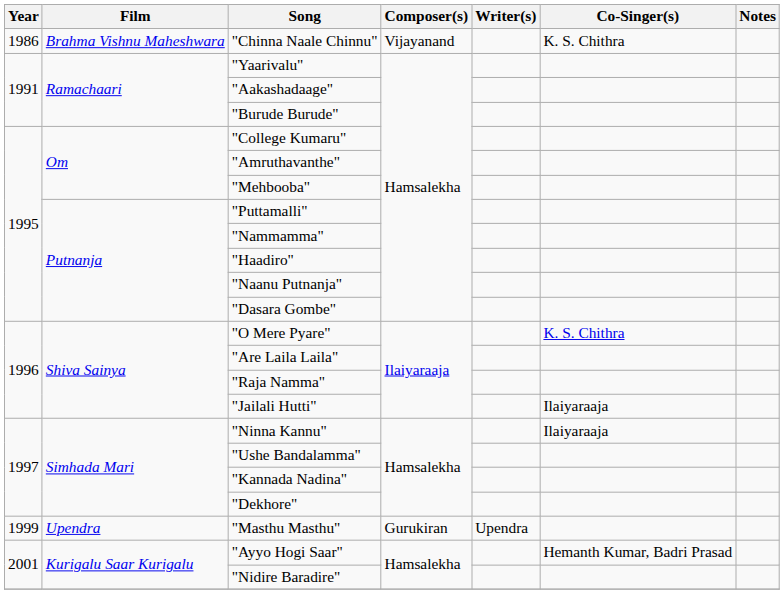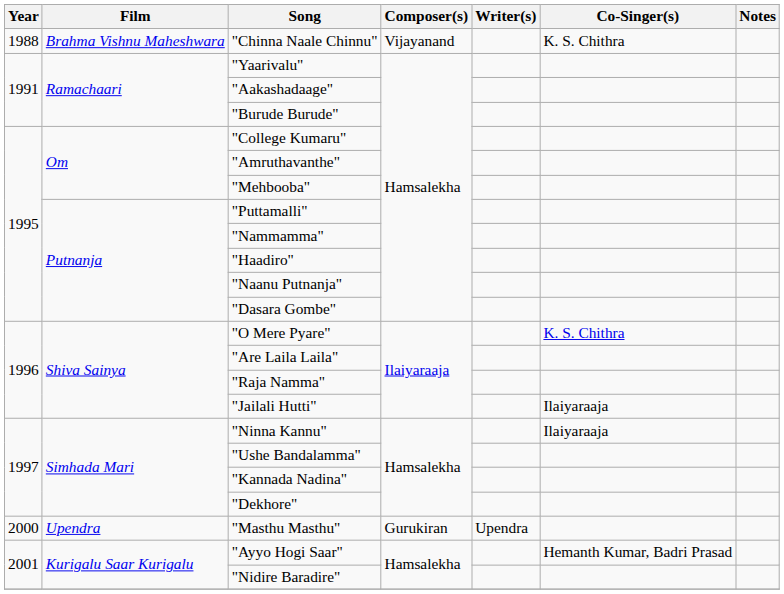(23, 41) 1986 -> (23, 41) 1988
(23, 528) 1999 -> (23, 528) 2000
